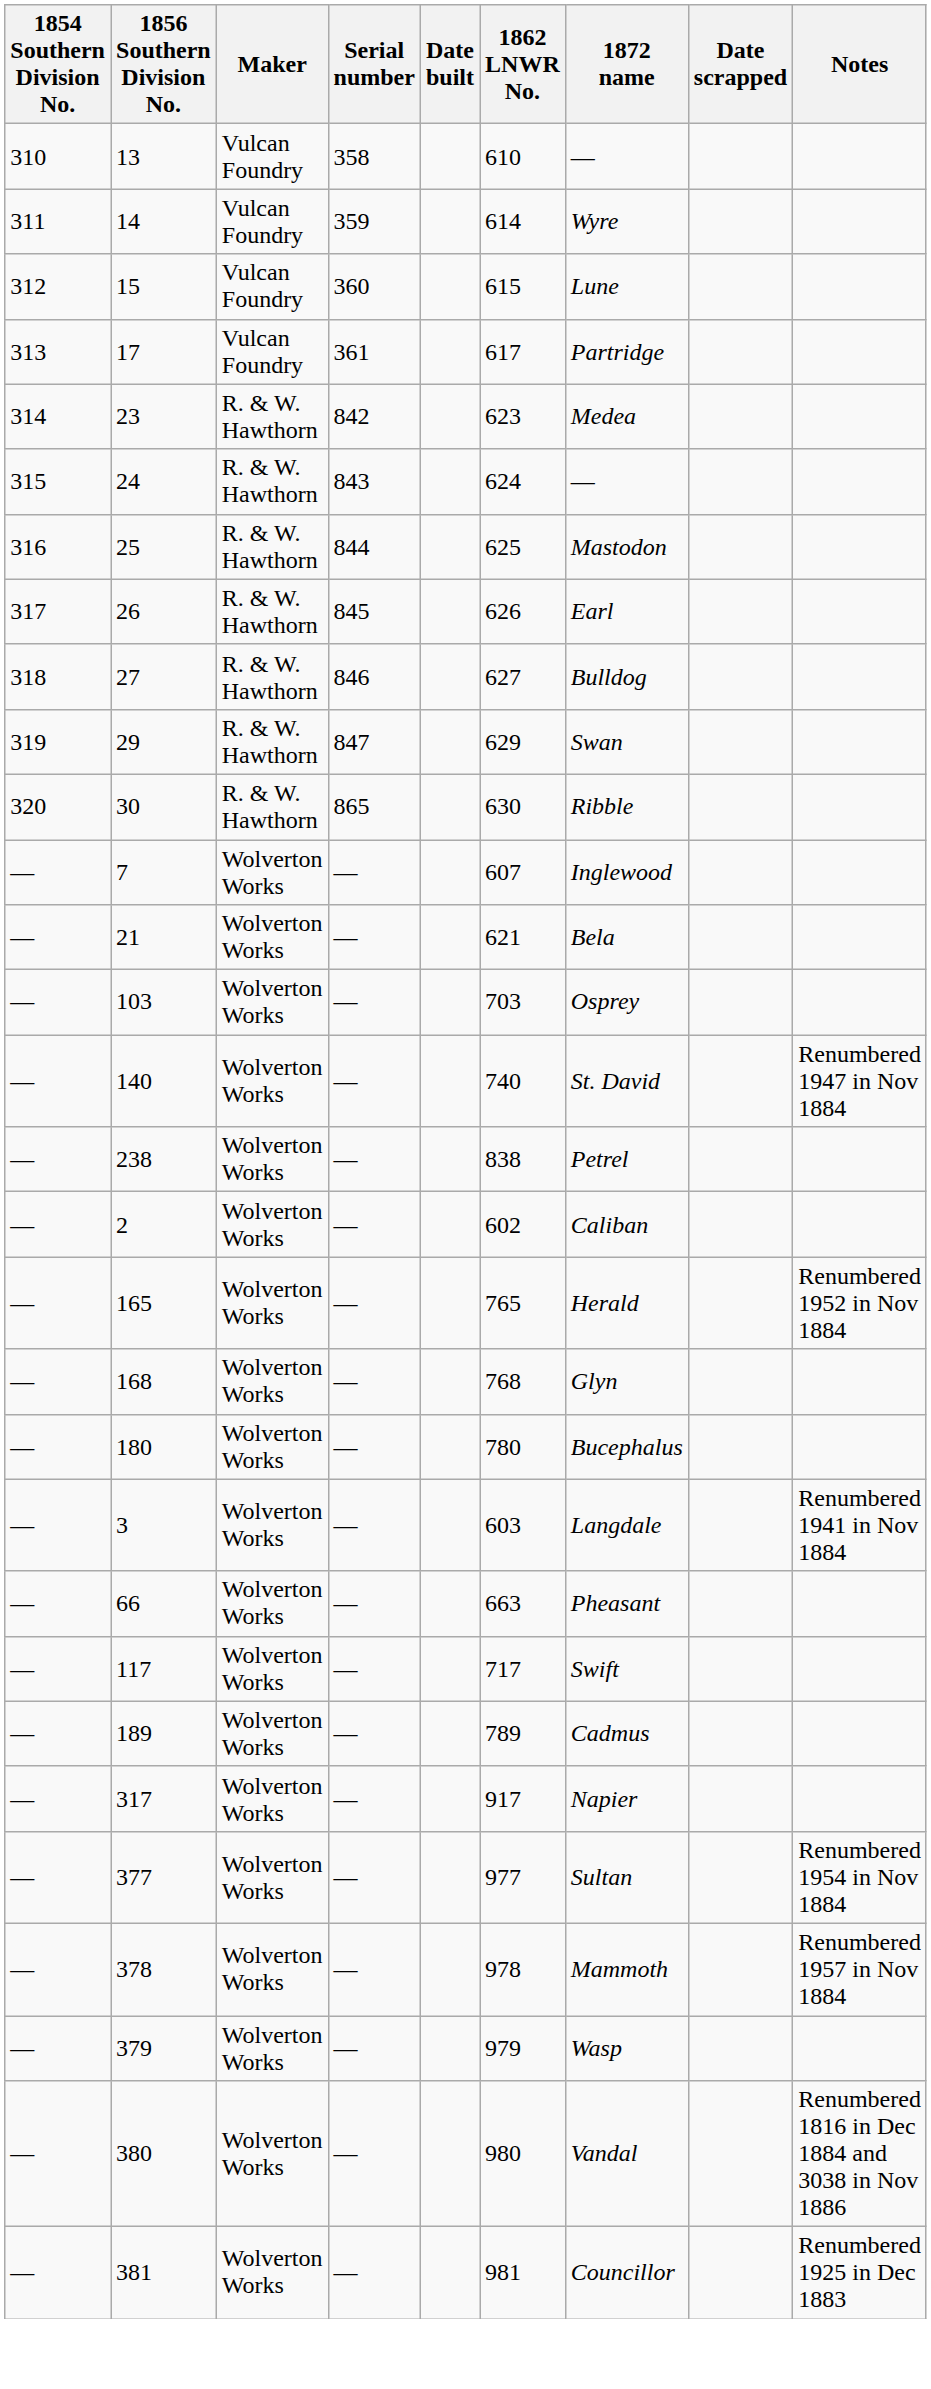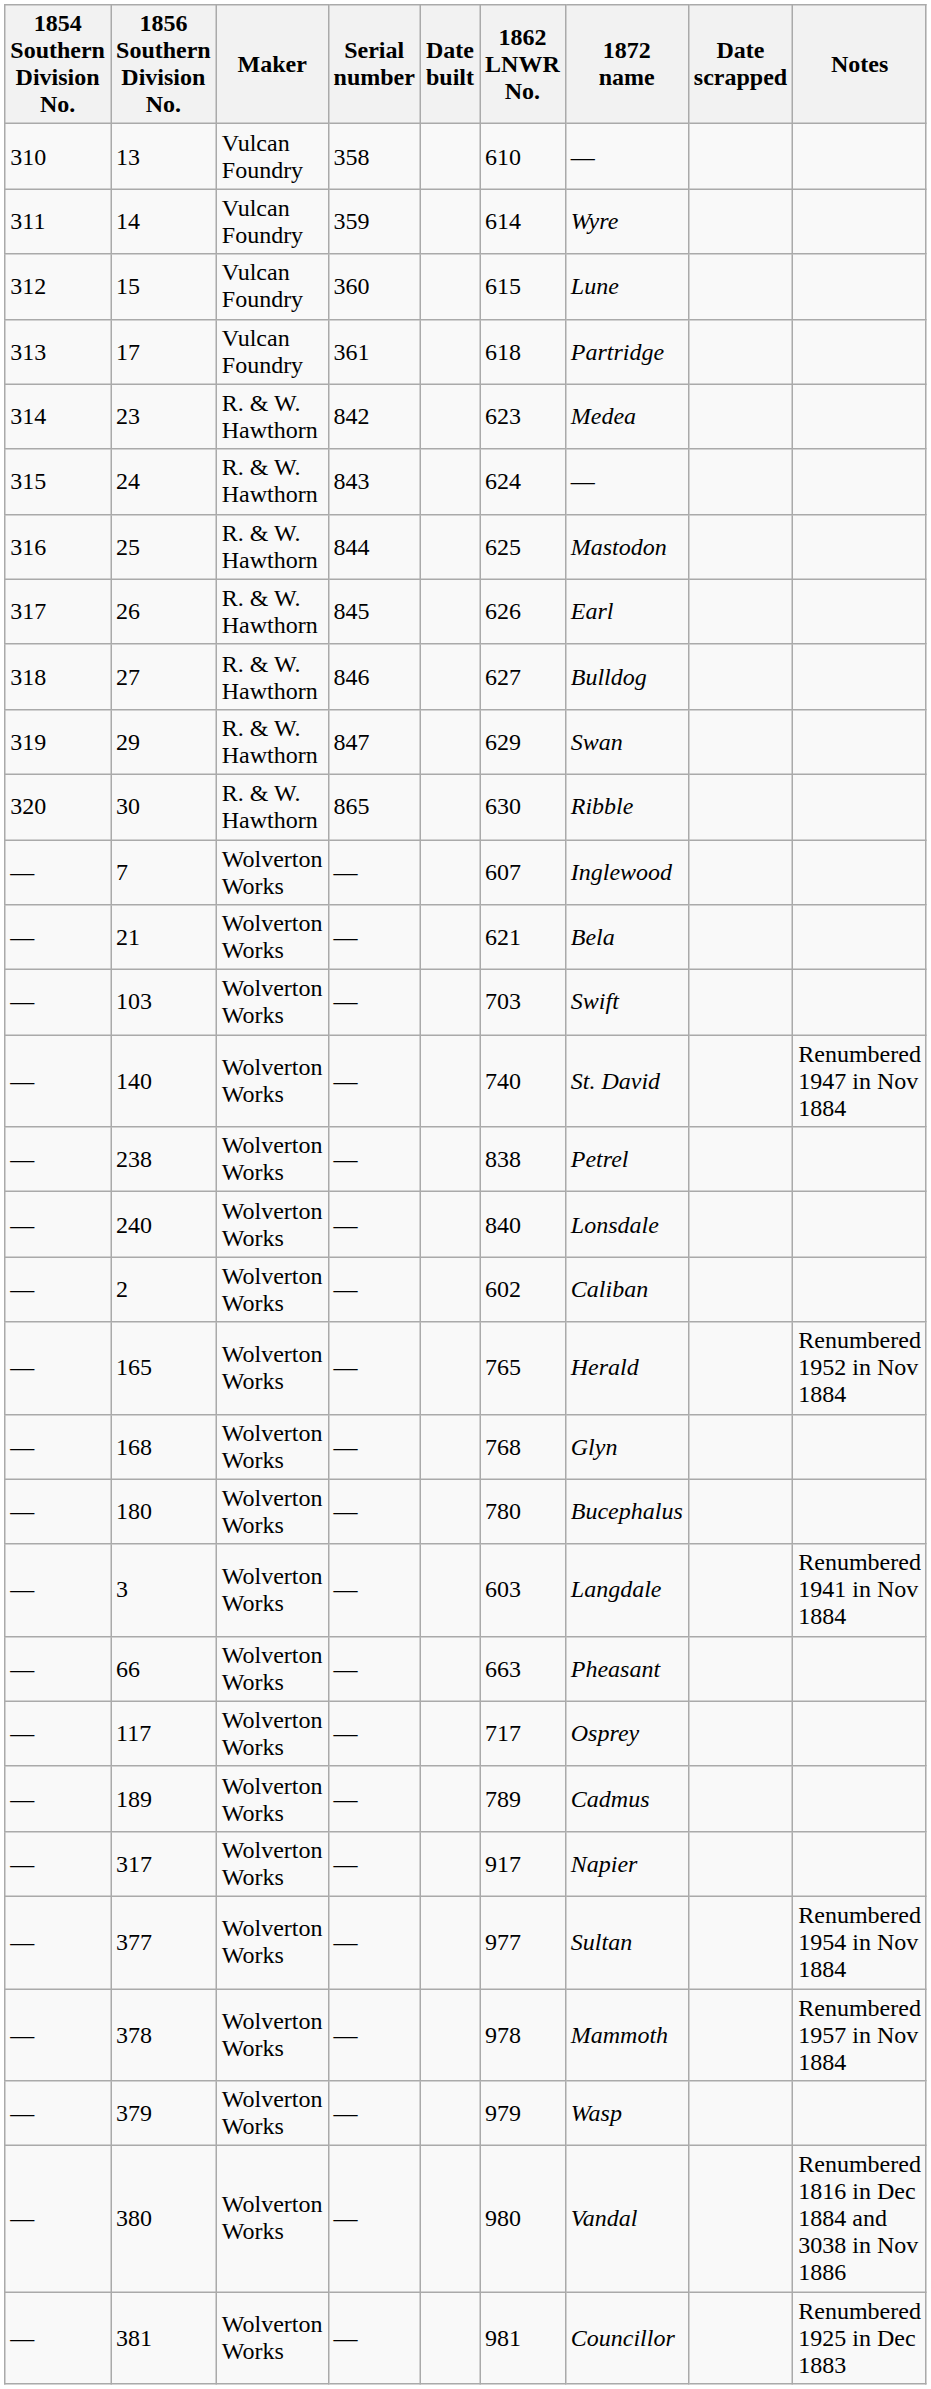(503, 351) 617 -> (503, 351) 618
(605, 1001) Osprey -> (595, 1001) Swift
+ row: (134, 1224)
(595, 1668) Swift -> (605, 1733) Osprey
